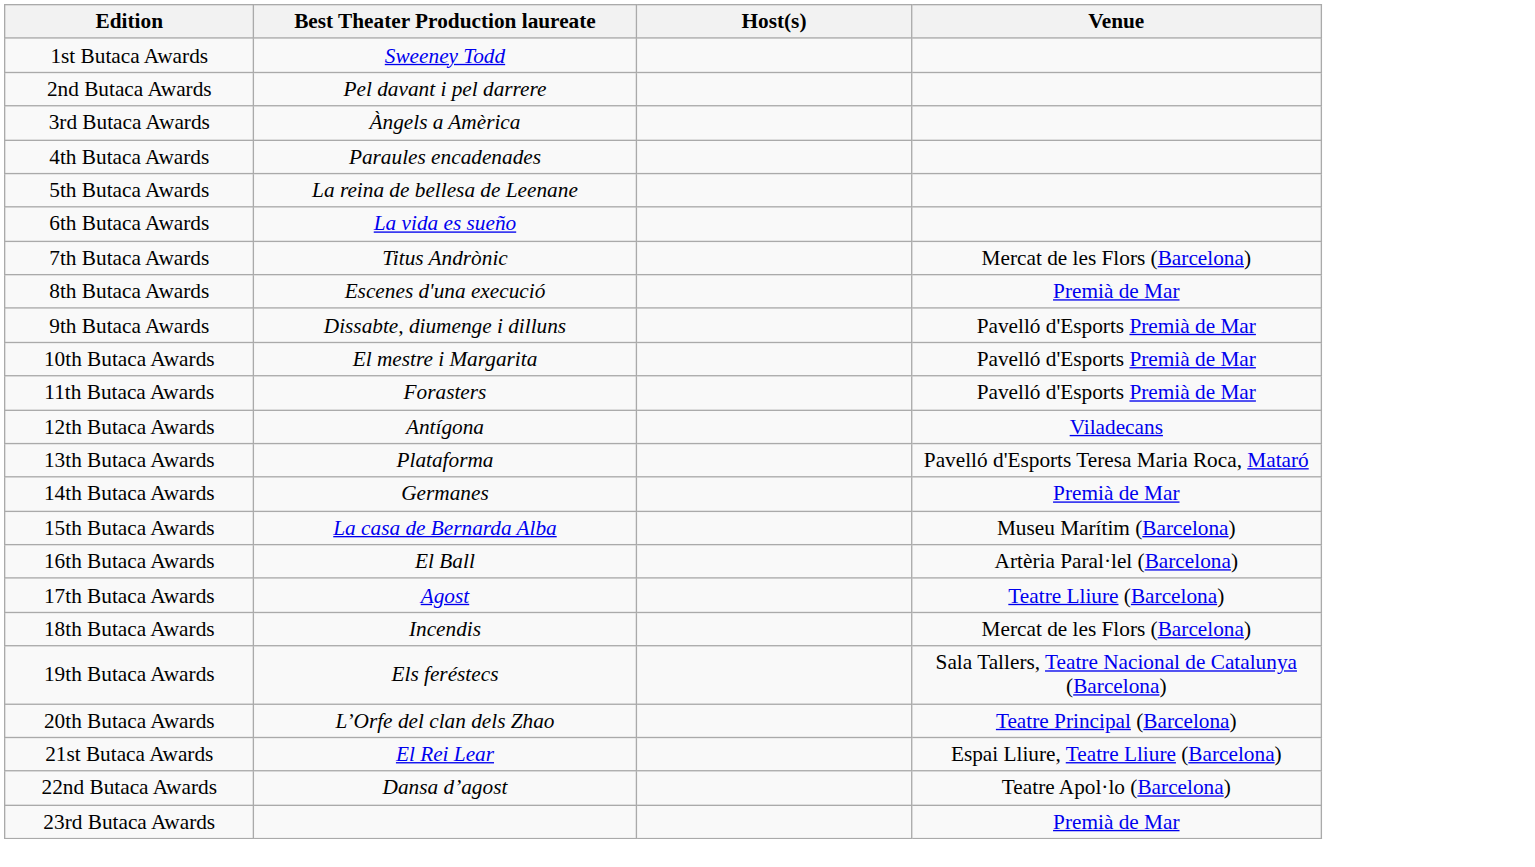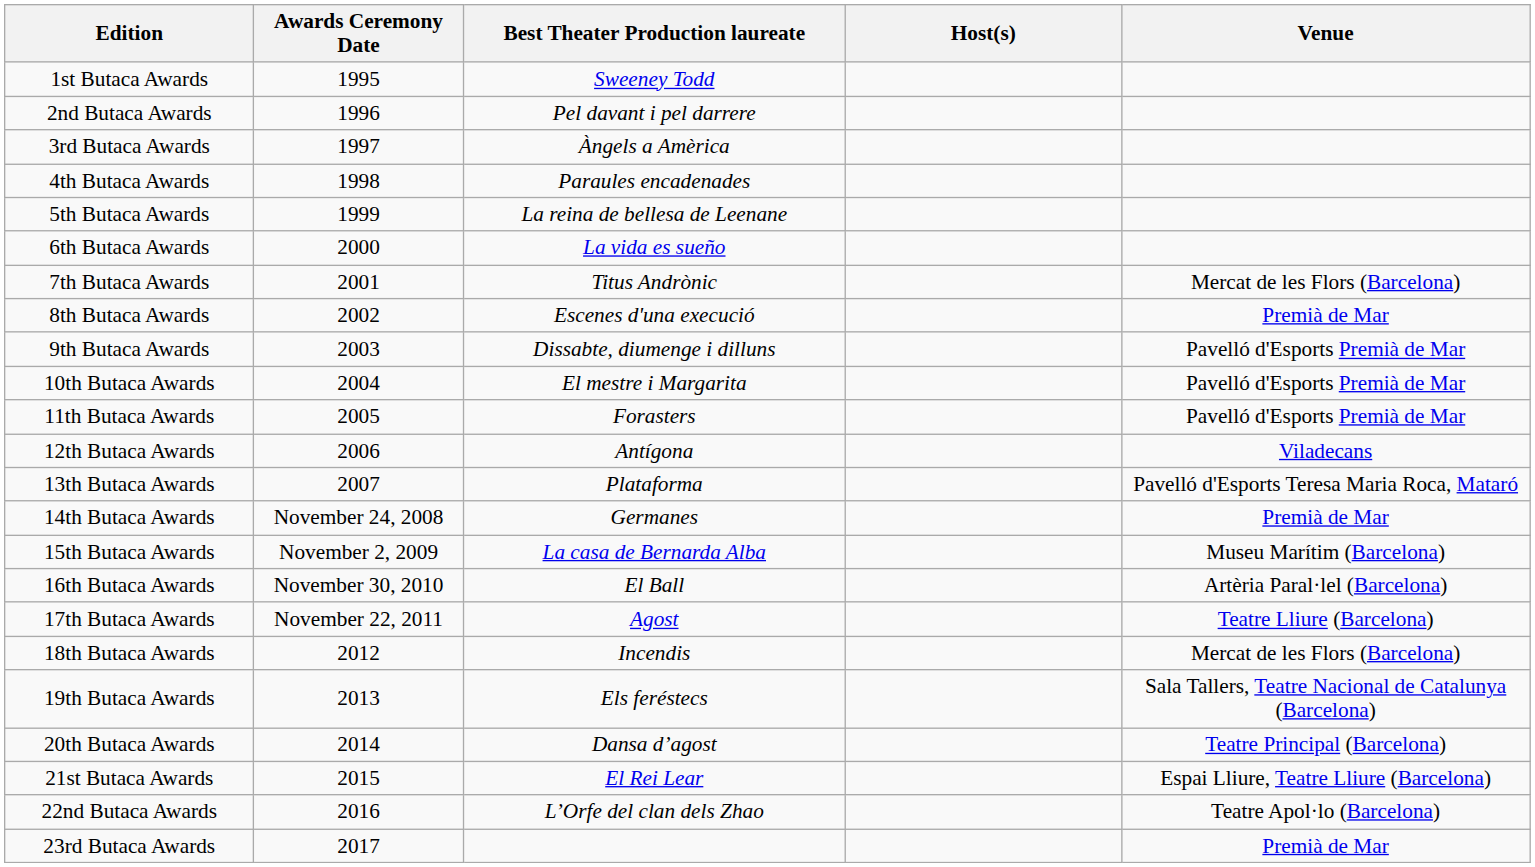+ column: (359, 33)
(445, 720) L’Orfe del clan dels Zhao -> (654, 744) Dansa d’agost
(445, 787) Dansa d’agost -> (654, 811) L’Orfe del clan dels Zhao
